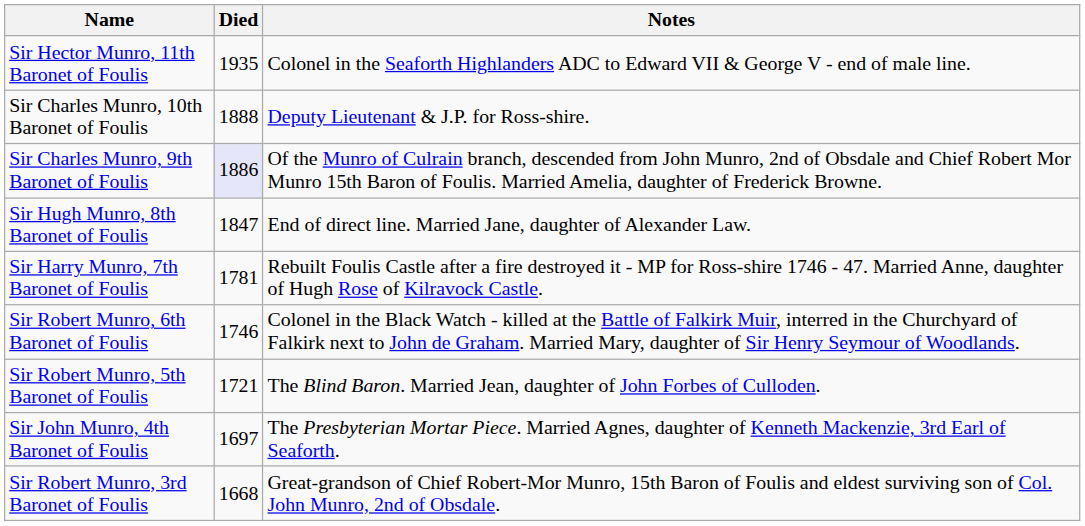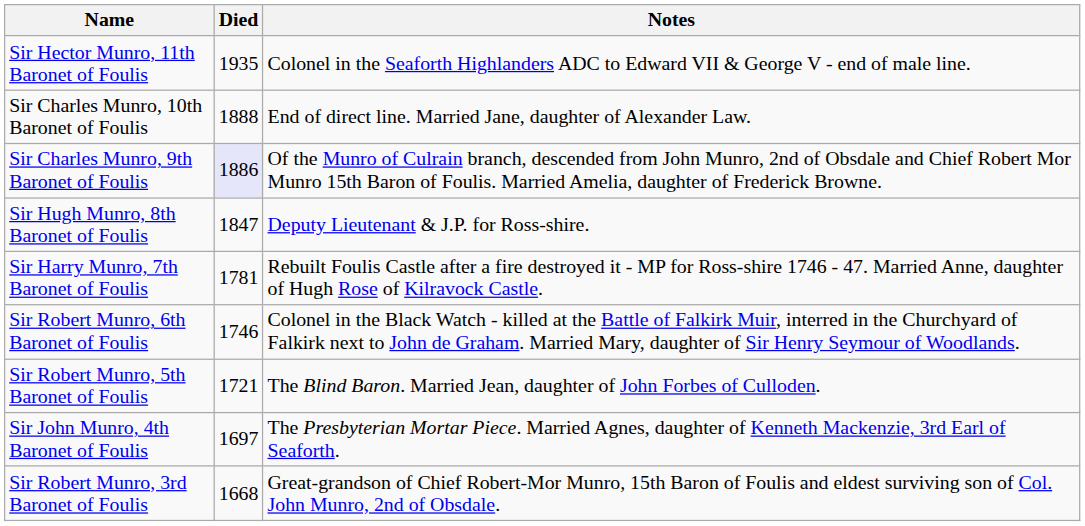(428, 116) Deputy Lieutenant & J.P. for Ross-shire. -> (509, 116) End of direct line. Married Jane, daughter of Alexander Law.
(509, 224) End of direct line. Married Jane, daughter of Alexander Law. -> (428, 224) Deputy Lieutenant & J.P. for Ross-shire.
